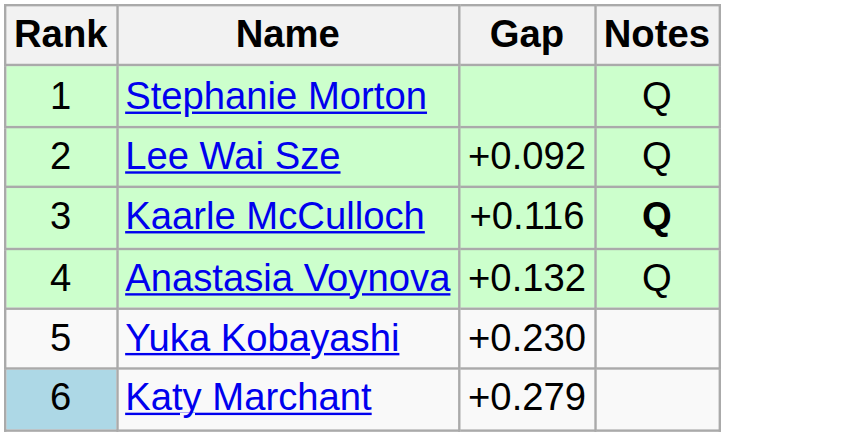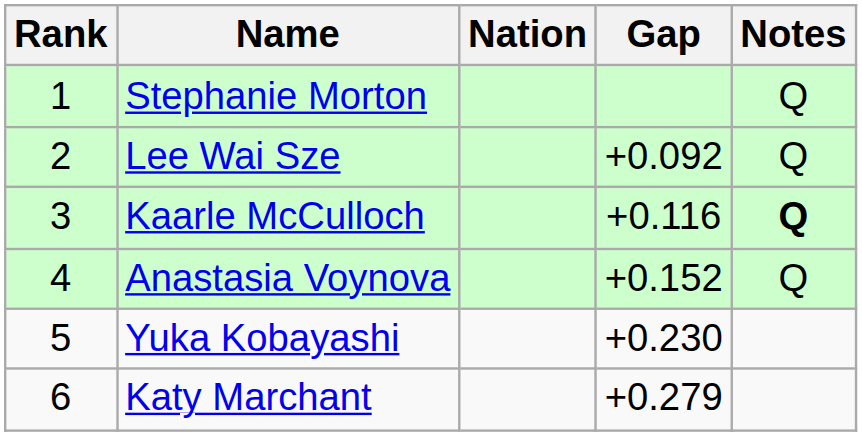+ column: (528, 34)
(527, 277) +0.132 -> (664, 277) +0.152
(61, 398) lightblue background -> (61, 398) no background
